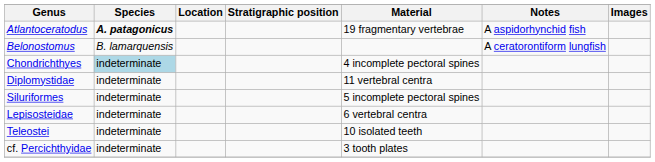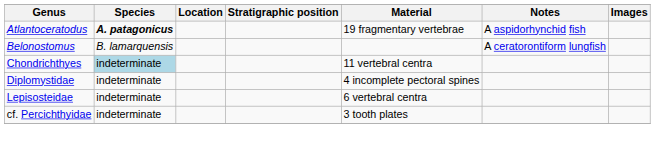(411, 64) 4 incomplete pectoral spines -> (388, 64) 11 vertebral centra
(388, 81) 11 vertebral centra -> (411, 81) 4 incomplete pectoral spines
- row: (35, 98)
- row: (28, 132)
